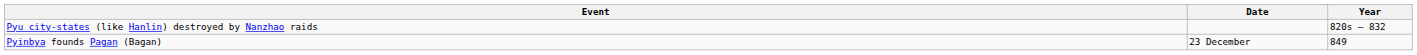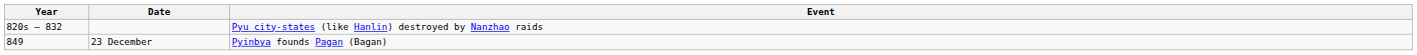columns swapped: (1370, 12) <-> (596, 12)
